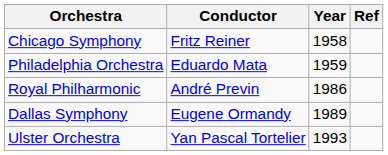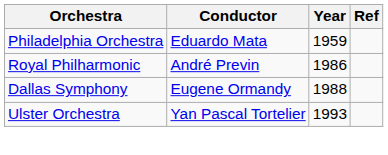- row: (75, 41)
(330, 114) 1989 -> (330, 89) 1988
